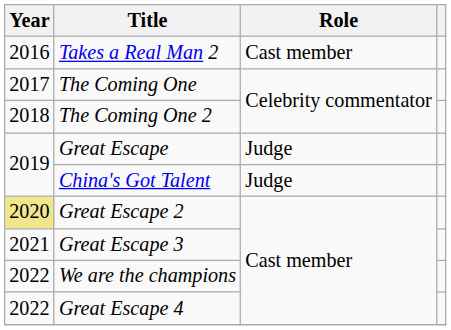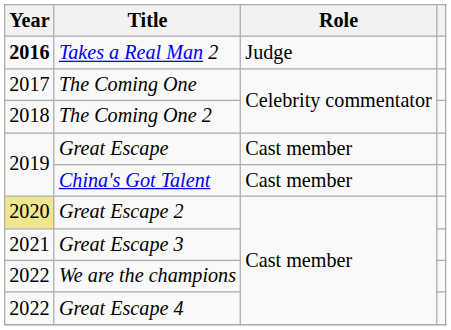(29, 52) normal -> (29, 52) bold
(299, 52) Cast member -> (269, 52) Judge
(269, 148) Judge -> (299, 148) Cast member
(269, 180) Judge -> (299, 180) Cast member
